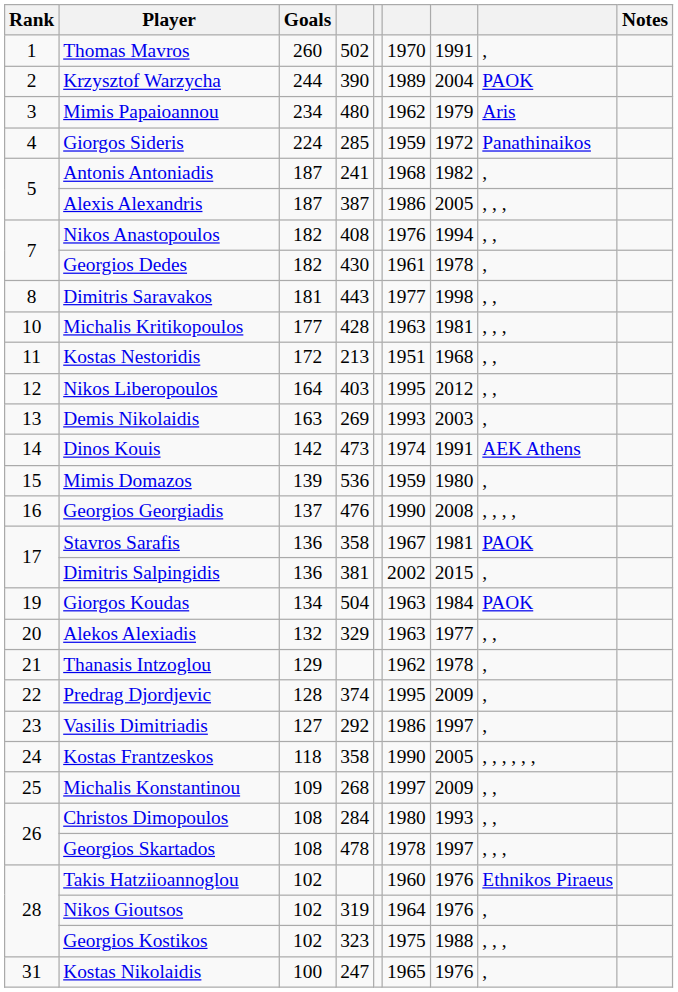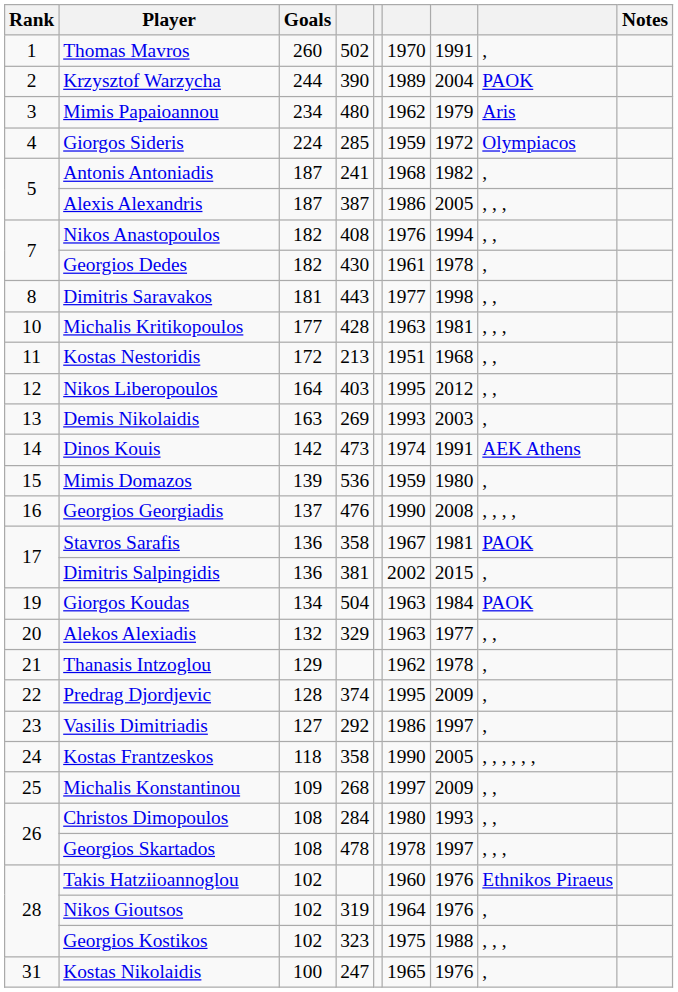(537, 142) Panathinaikos -> (529, 142) Olympiacos
